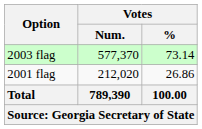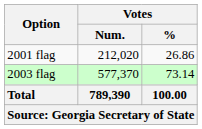rows swapped: (31, 54) <-> (31, 74)
